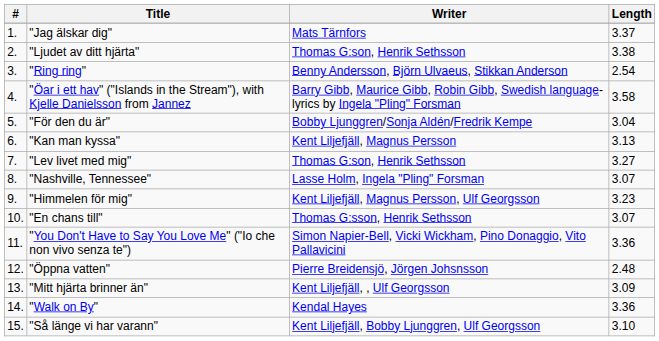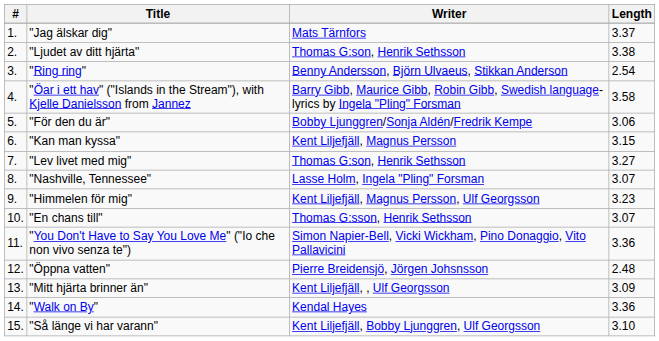(624, 122) 3.04 -> (624, 122) 3.06
(624, 141) 3.13 -> (624, 141) 3.15
